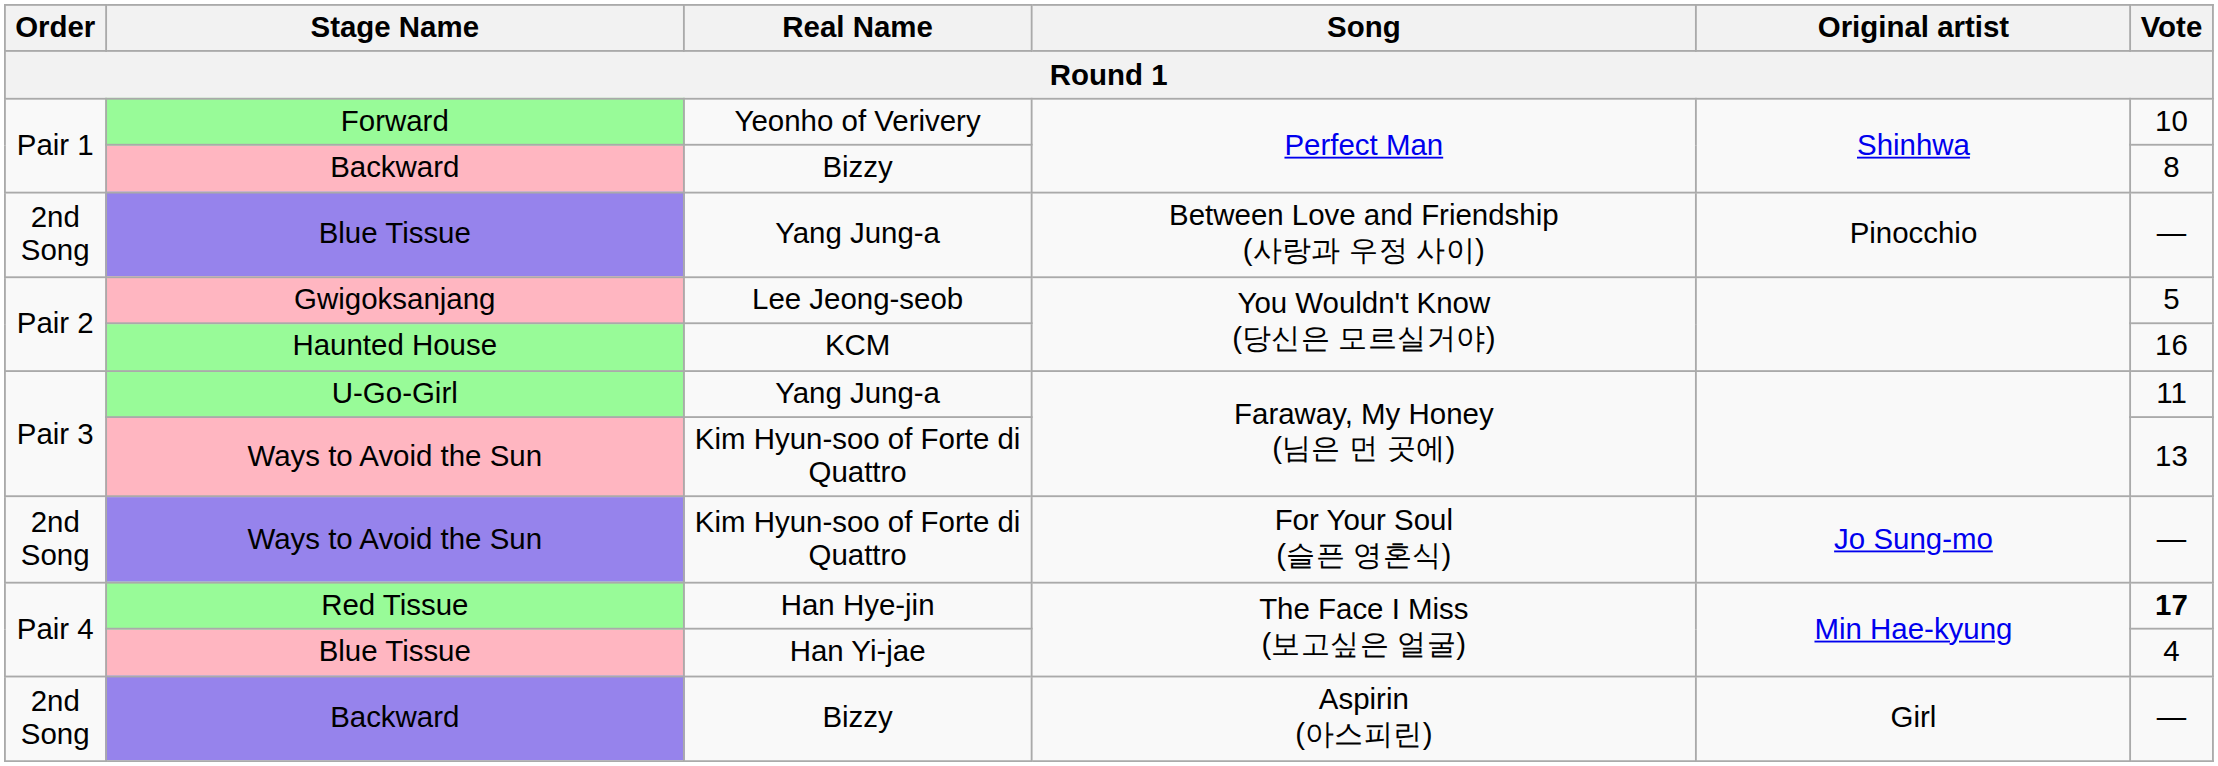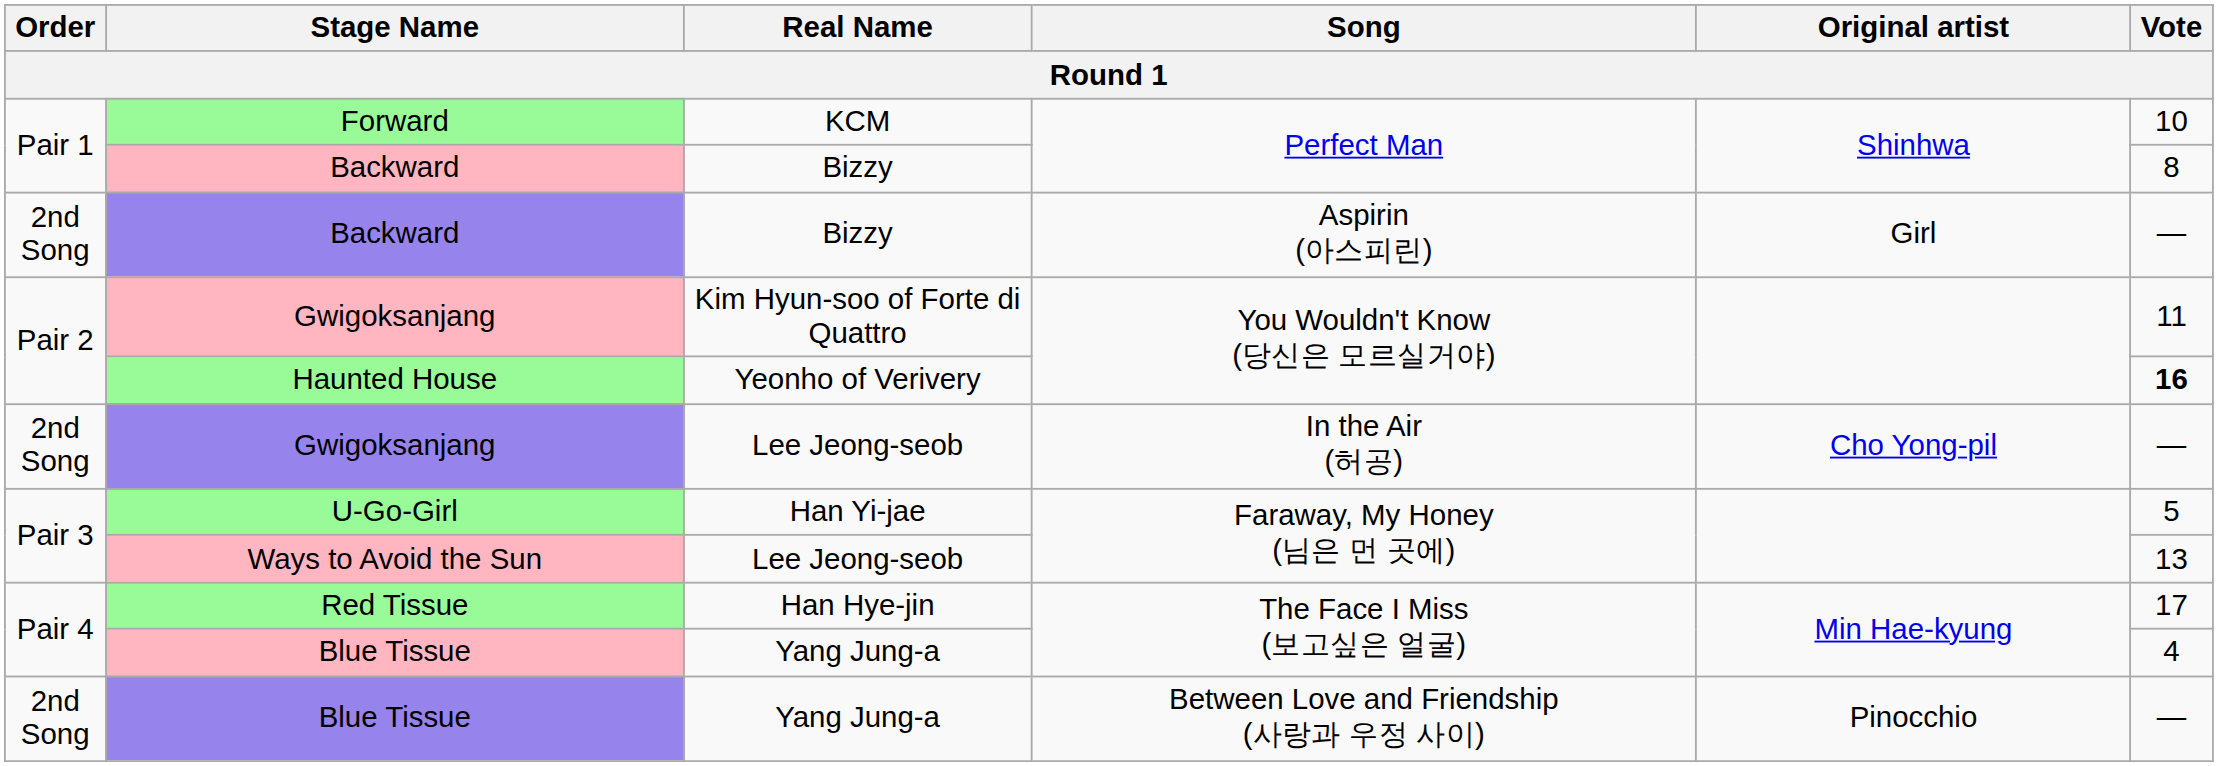(858, 121) Yeonho of Verivery -> (858, 121) KCM
rows swapped: (395, 717) <-> (395, 233)
(858, 299) Lee Jeong-seob -> (858, 316) Kim Hyun-soo of Forte di Quattro
(2171, 299) 5 -> (2171, 316) 11
(858, 346) KCM -> (858, 379) Yeonho of Verivery
(2171, 346) normal -> (2171, 379) bold
+ row: (395, 445)
(858, 393) Yang Jung-a -> (858, 511) Han Yi-jae
(2171, 393) 11 -> (2171, 511) 5
(858, 456) Kim Hyun-soo of Forte di Quattro -> (858, 558) Lee Jeong-seob
- row: (395, 539)
(2171, 605) bold -> (2171, 605) normal
(858, 651) Han Yi-jae -> (858, 651) Yang Jung-a
